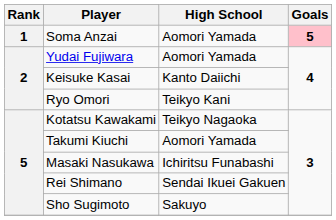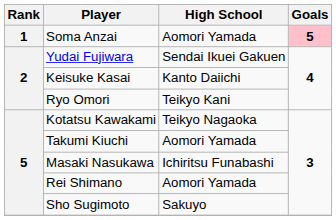(209, 57) Aomori Yamada -> (224, 57) Sendai Ikuei Gakuen
(224, 183) Sendai Ikuei Gakuen -> (209, 183) Aomori Yamada
